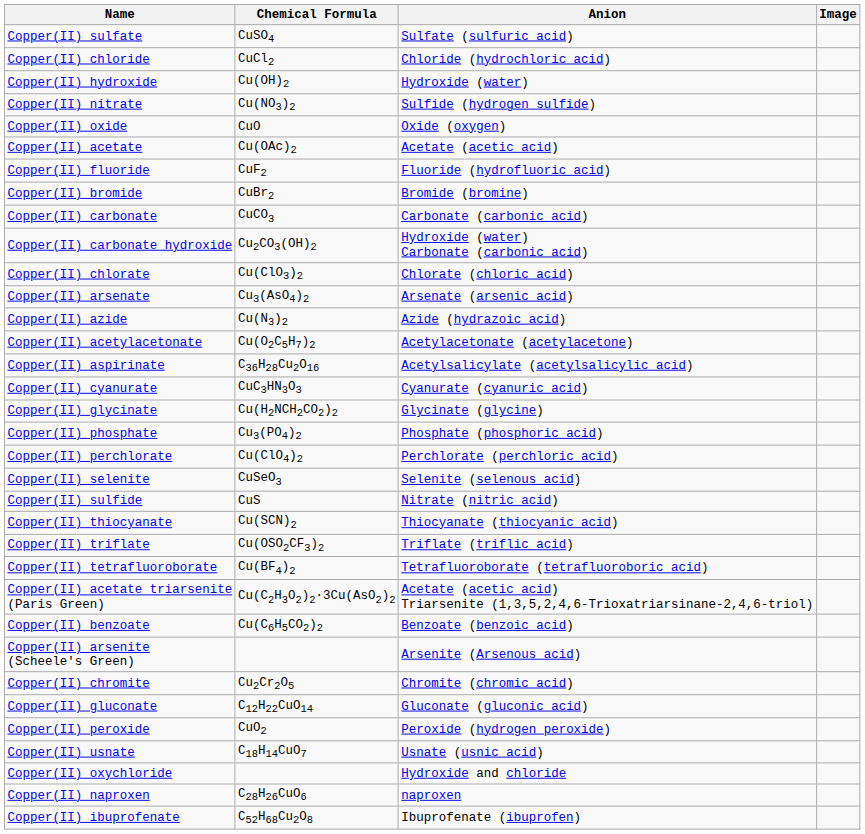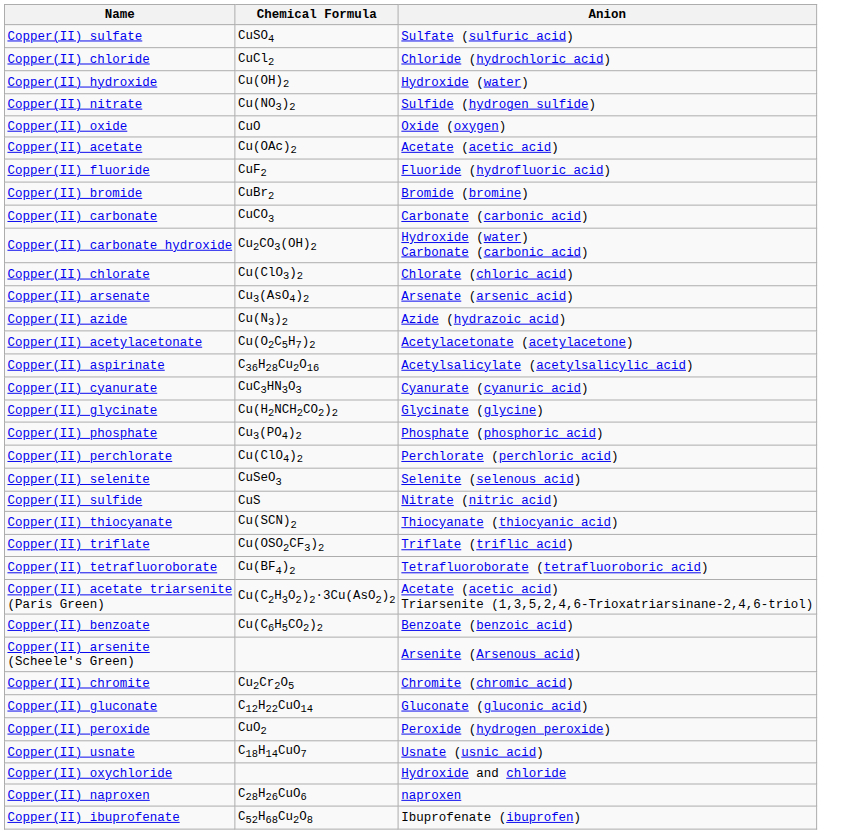- column: (838, 15)
